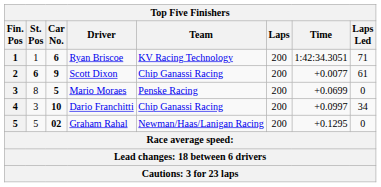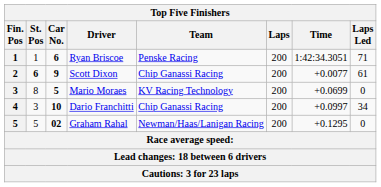(186, 57) KV Racing Technology -> (168, 57) Penske Racing
(168, 91) Penske Racing -> (186, 91) KV Racing Technology
